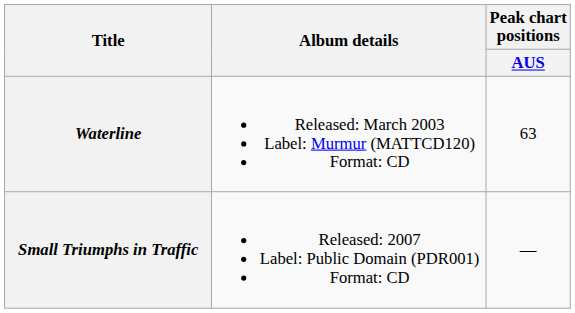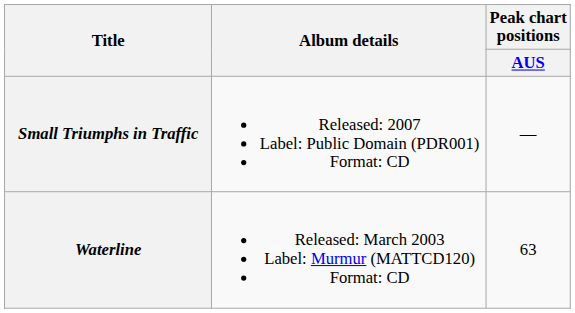rows swapped: (108, 133) <-> (108, 249)
